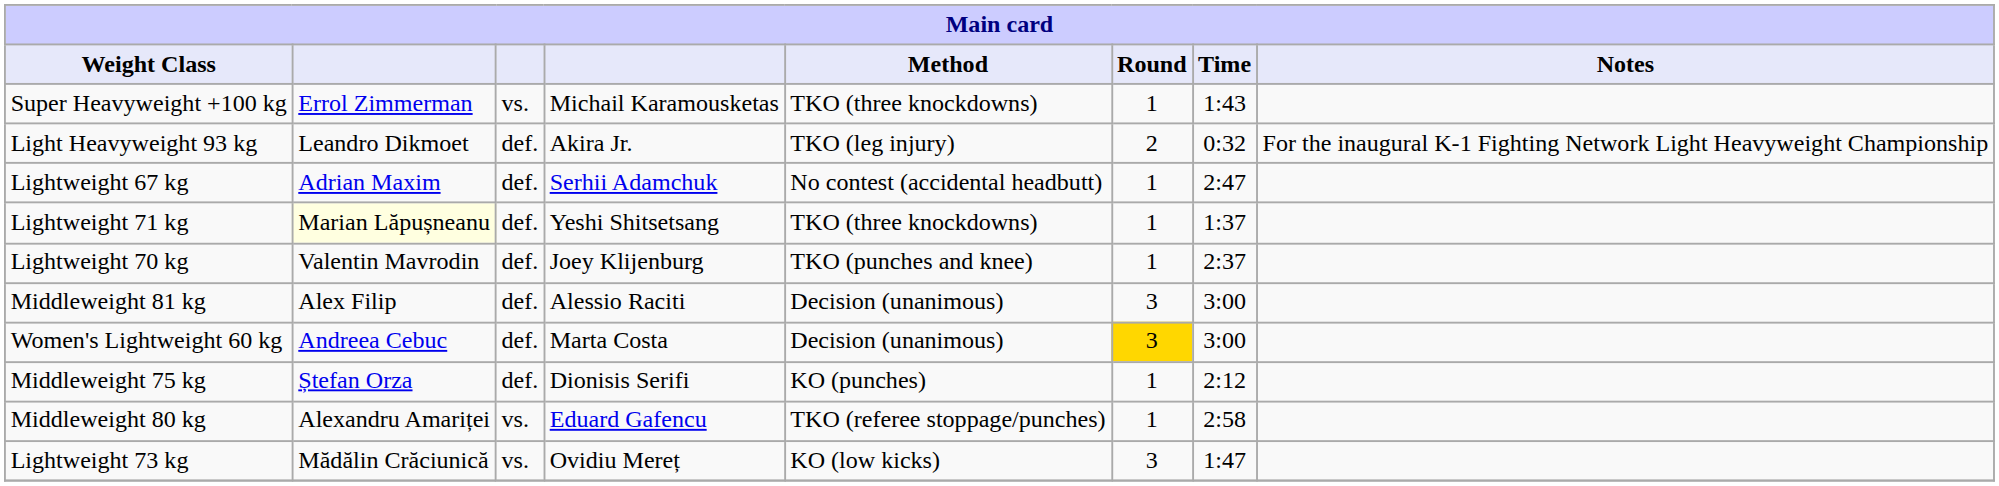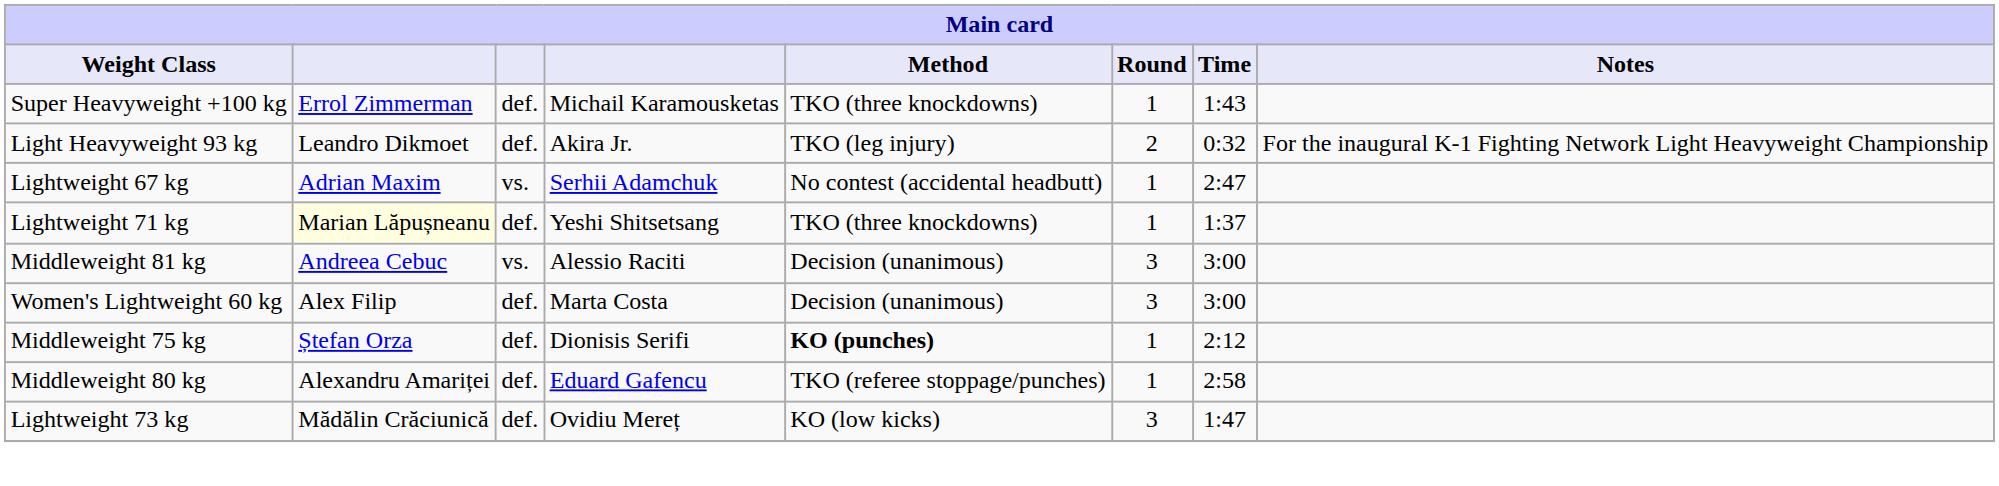(515, 103) vs. -> (520, 103) def.
(520, 182) def. -> (515, 182) vs.
- row: (100, 262)
(347, 301) Alex Filip -> (373, 262) Andreea Cebuc
(520, 301) def. -> (515, 262) vs.
(373, 341) Andreea Cebuc -> (347, 301) Alex Filip
(1152, 341) gold background -> (1152, 301) no background
(858, 381) normal -> (862, 341) bold
(515, 420) vs. -> (520, 381) def.
(515, 460) vs. -> (520, 420) def.
